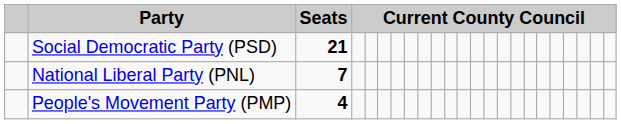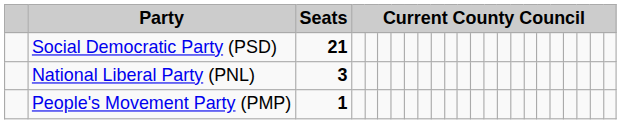(342, 75) 7 -> (342, 75) 3
(342, 103) 4 -> (342, 103) 1
